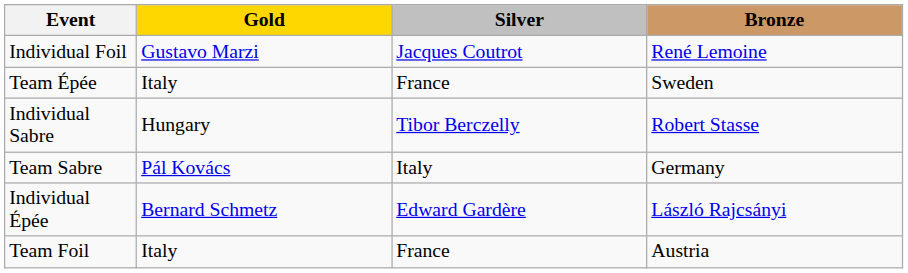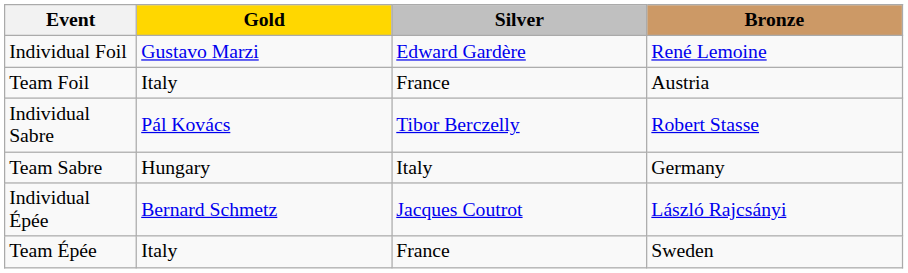(459, 51) Jacques Coutrot -> (461, 51) Edward Gardère
rows swapped: (49, 251) <-> (53, 82)
(176, 124) Hungary -> (186, 124) Pál Kovács
(186, 167) Pál Kovács -> (176, 167) Hungary
(461, 209) Edward Gardère -> (459, 209) Jacques Coutrot
